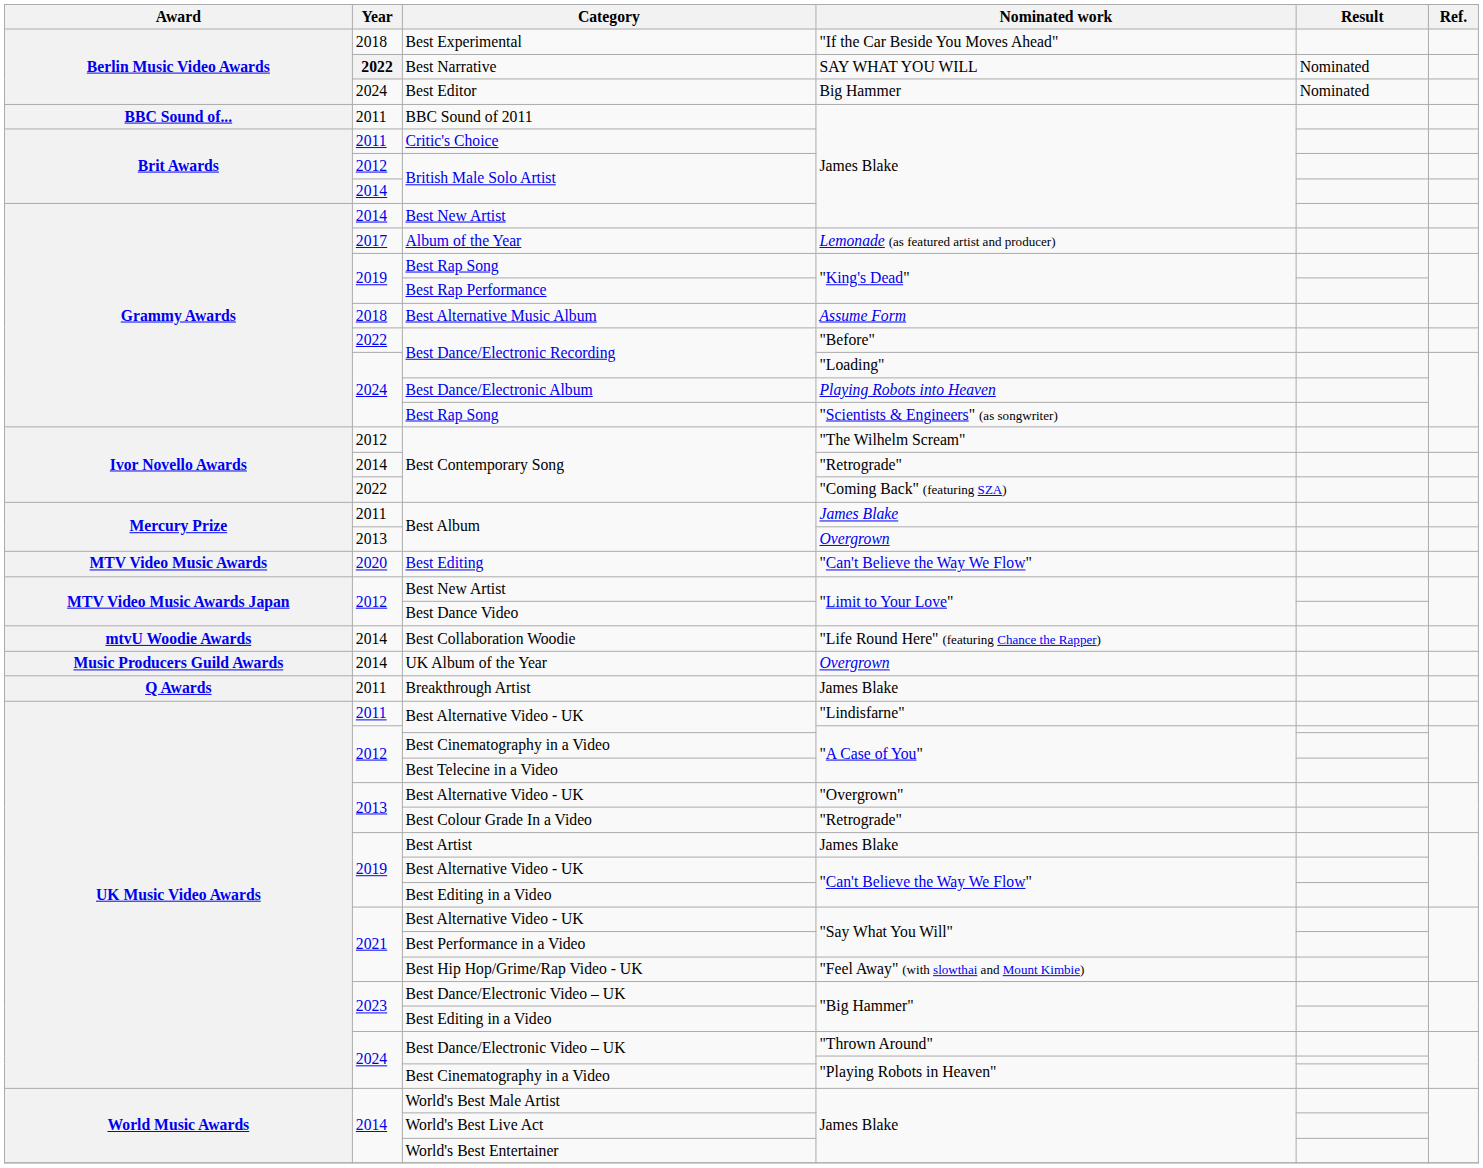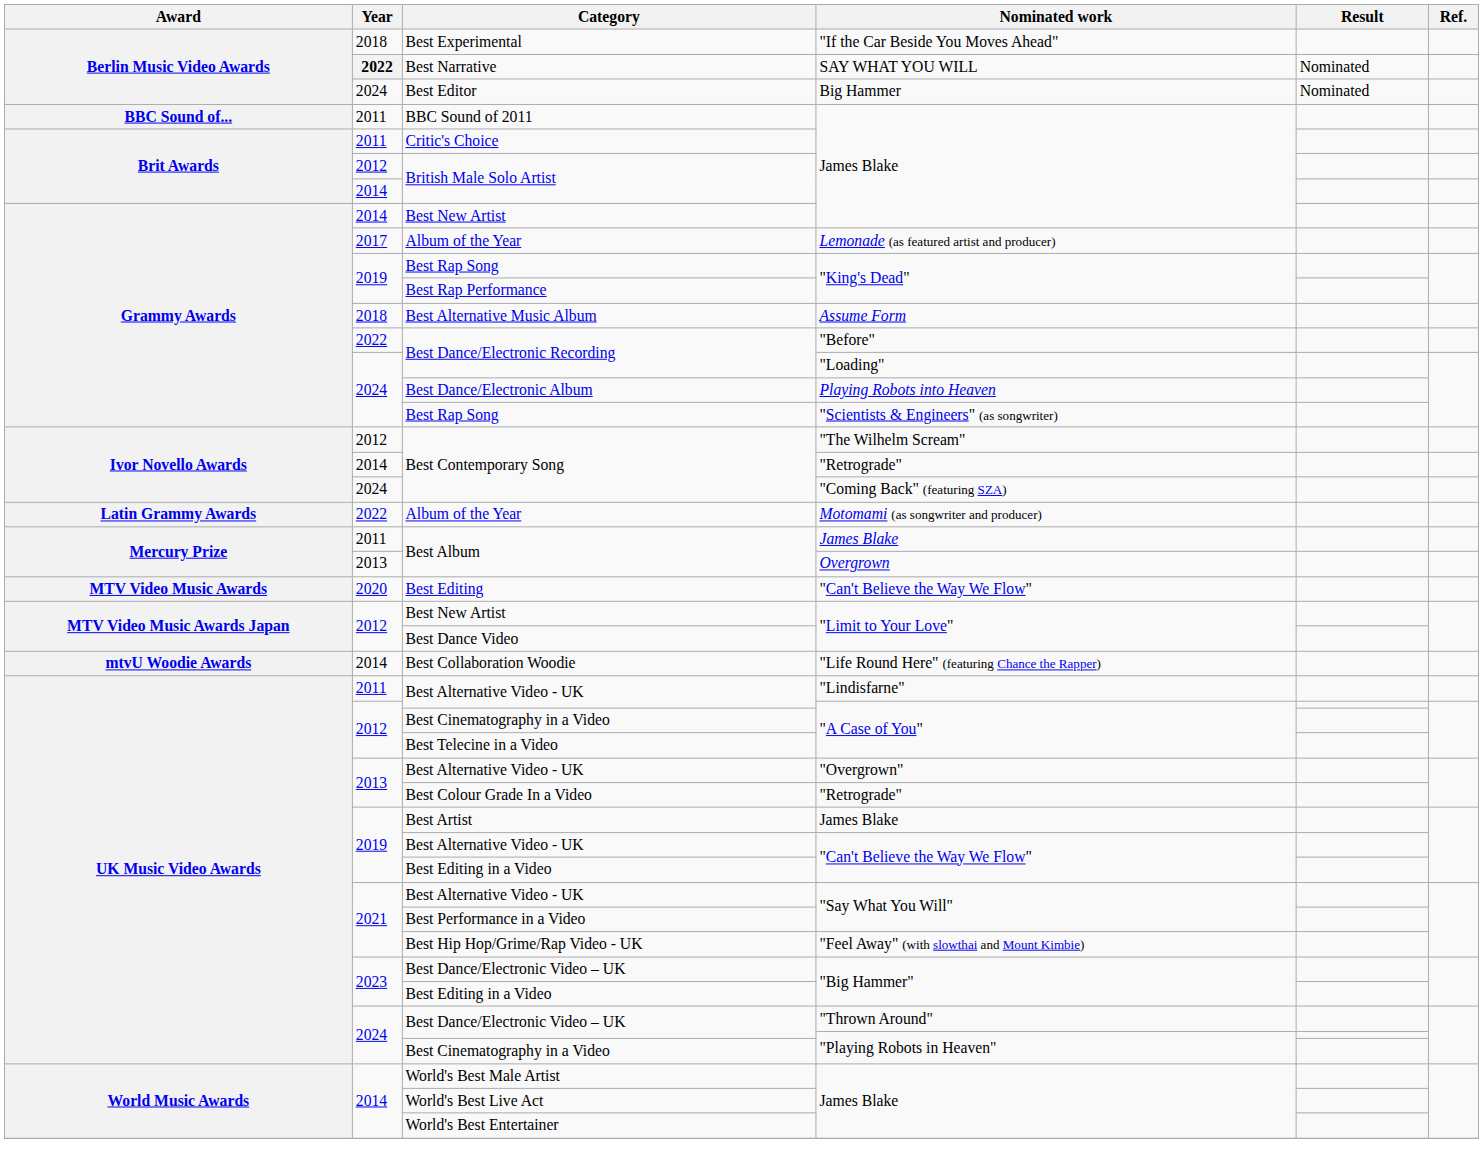(372, 489) 2022 -> (372, 489) 2024
+ row: (463, 514)
- row: (476, 663)
- row: (468, 688)
